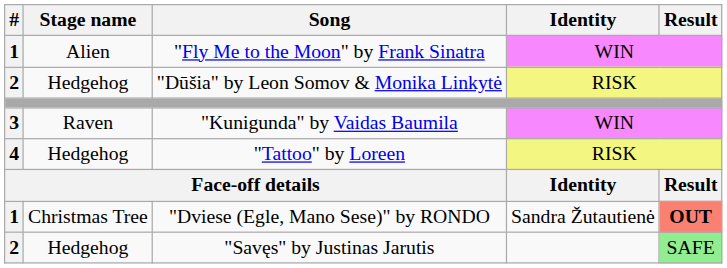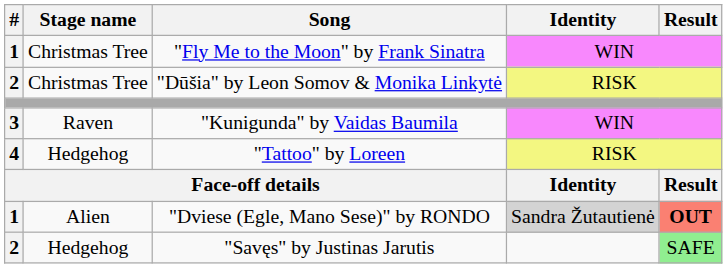(88, 51) Alien -> (88, 51) Christmas Tree
(88, 82) Hedgehog -> (88, 82) Christmas Tree
(88, 216) Christmas Tree -> (88, 216) Alien
(583, 216) no background -> (583, 216) lightgrey background
